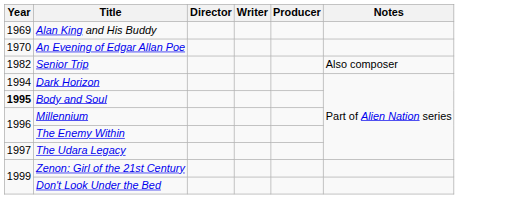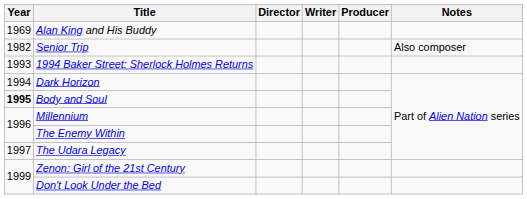- row: (111, 47)
+ row: (145, 64)
